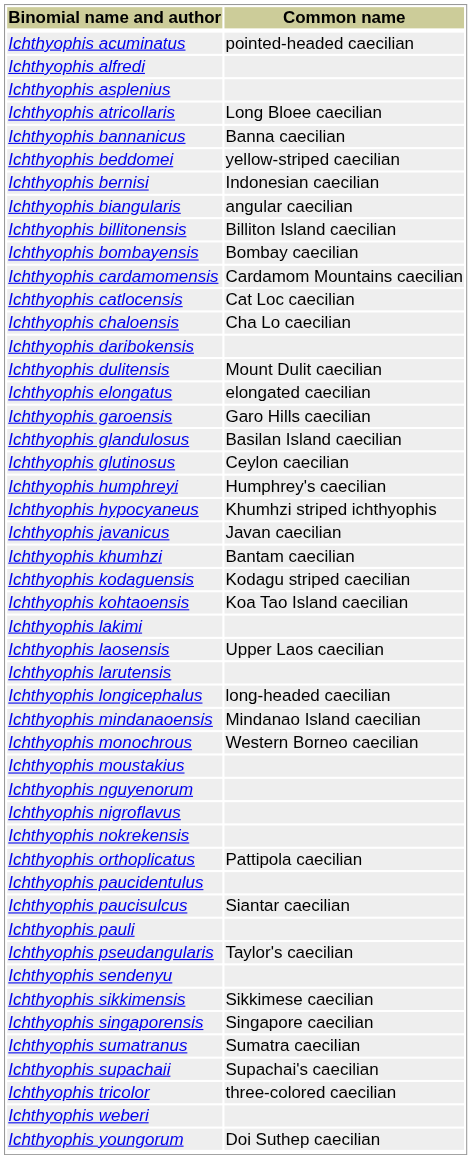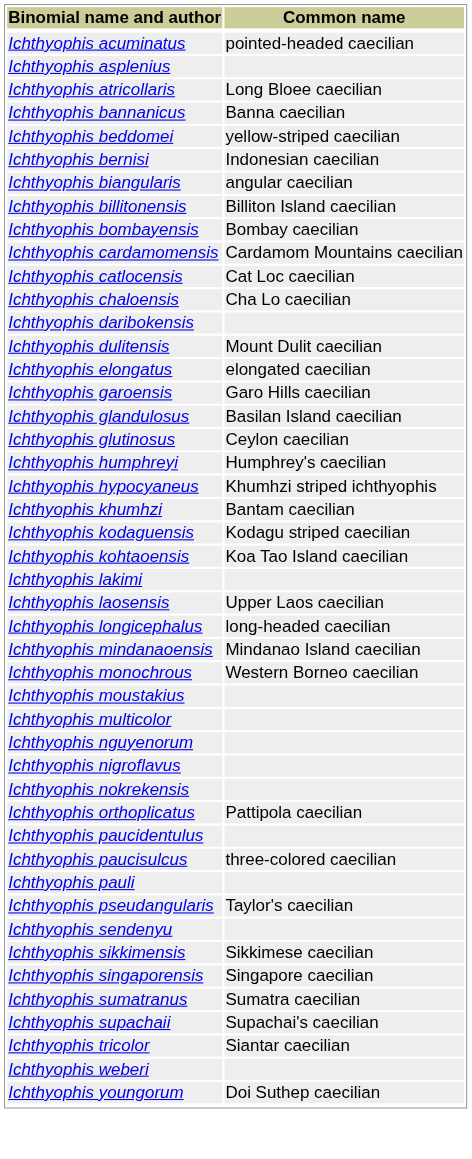- row: (77, 66)
- row: (89, 532)
- row: (90, 672)
+ row: (90, 719)
(288, 906) Siantar caecilian -> (311, 859) three-colored caecilian
(311, 1092) three-colored caecilian -> (288, 1045) Siantar caecilian
